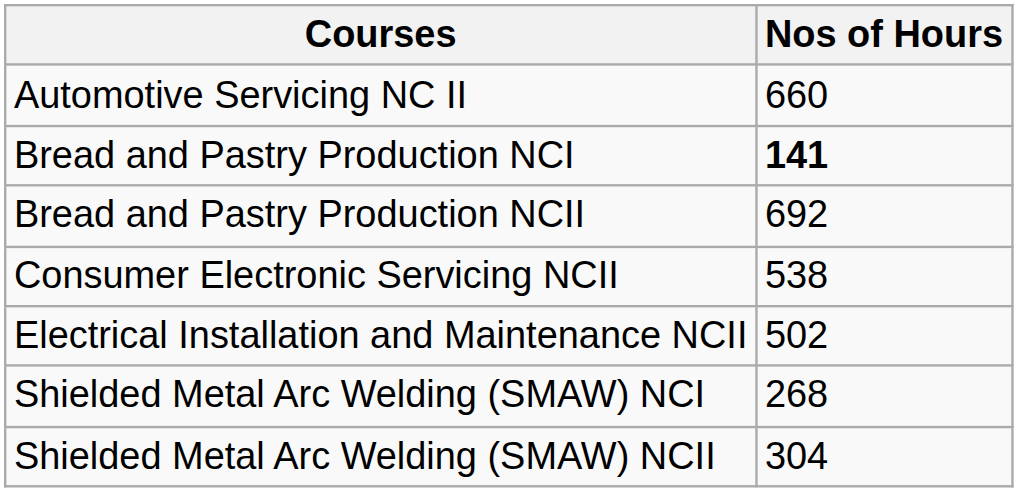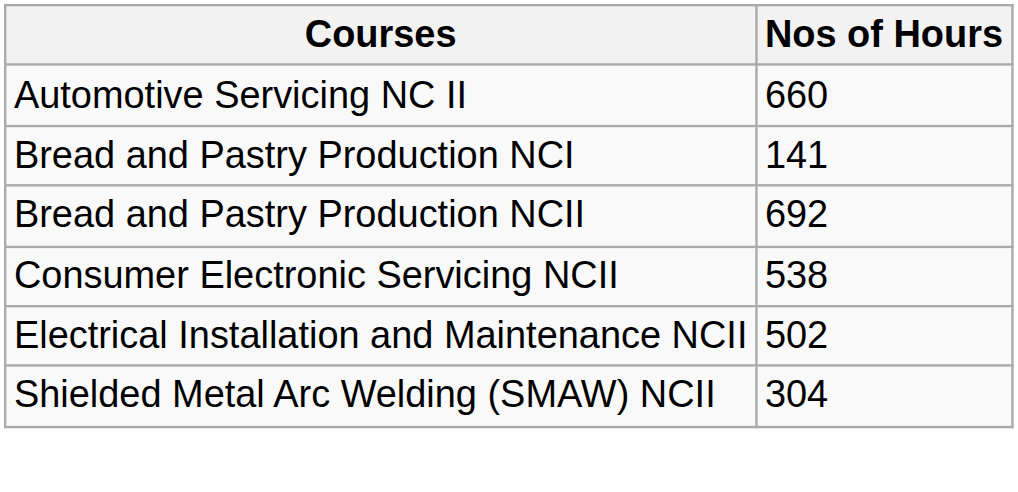(797, 154) bold -> (797, 154) normal
- row: (360, 395)
